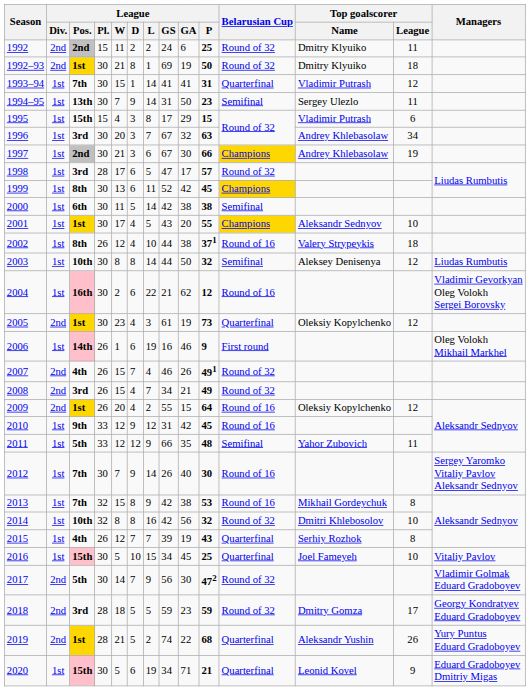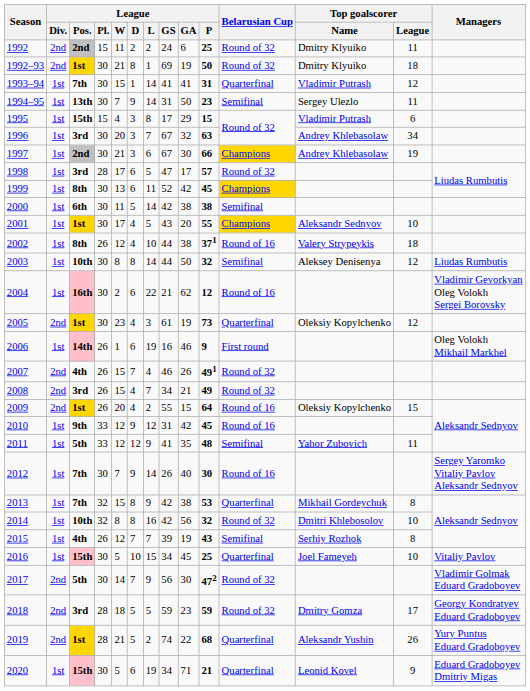(413, 408) 12 -> (413, 408) 15
(167, 443) 66 -> (167, 443) 41
(248, 503) Round of 16 -> (248, 503) Quarterfinal
(248, 539) Quarterfinal -> (242, 539) Semifinal
